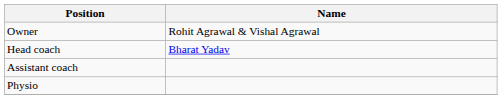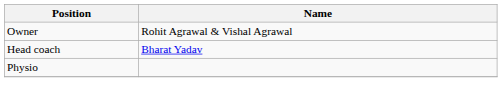- row: (42, 67)
